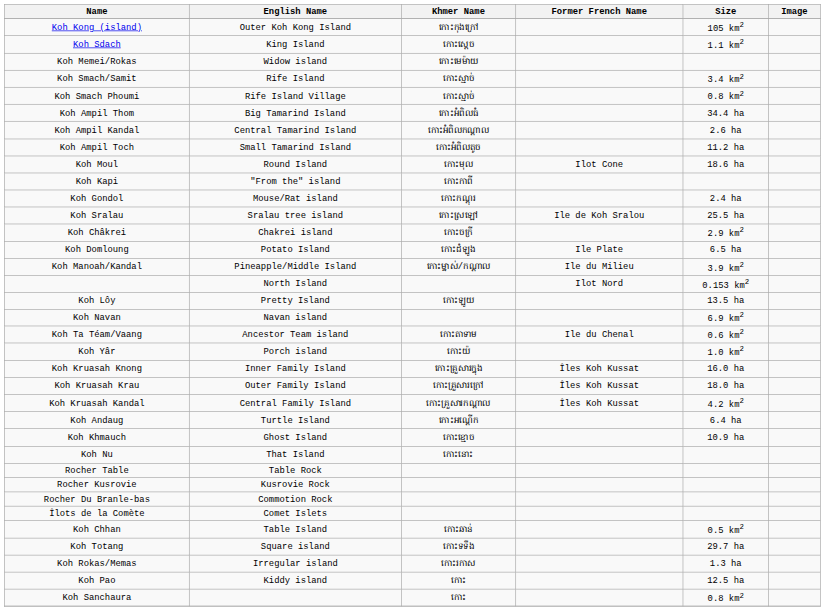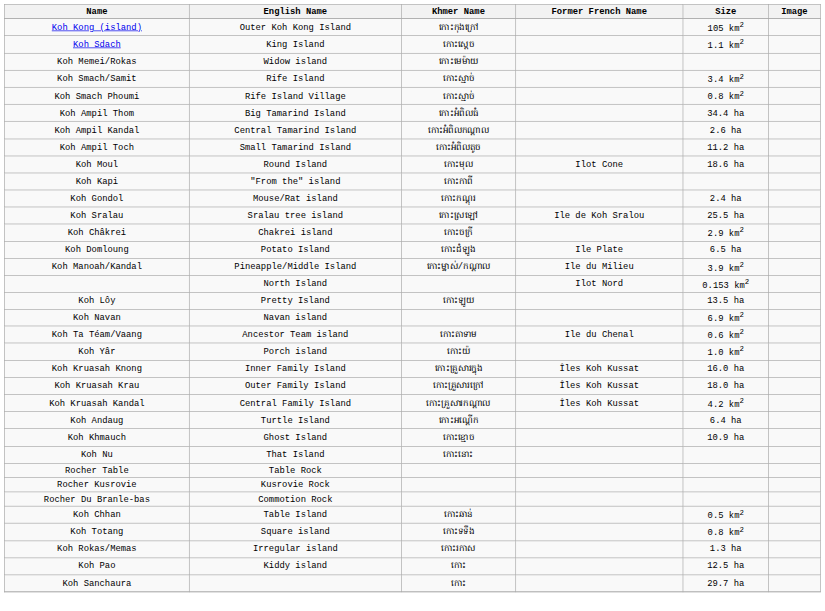- row: (97, 514)
(726, 546) 29.7 ha -> (726, 532) 0.8 km2
(726, 598) 0.8 km2 -> (726, 583) 29.7 ha
